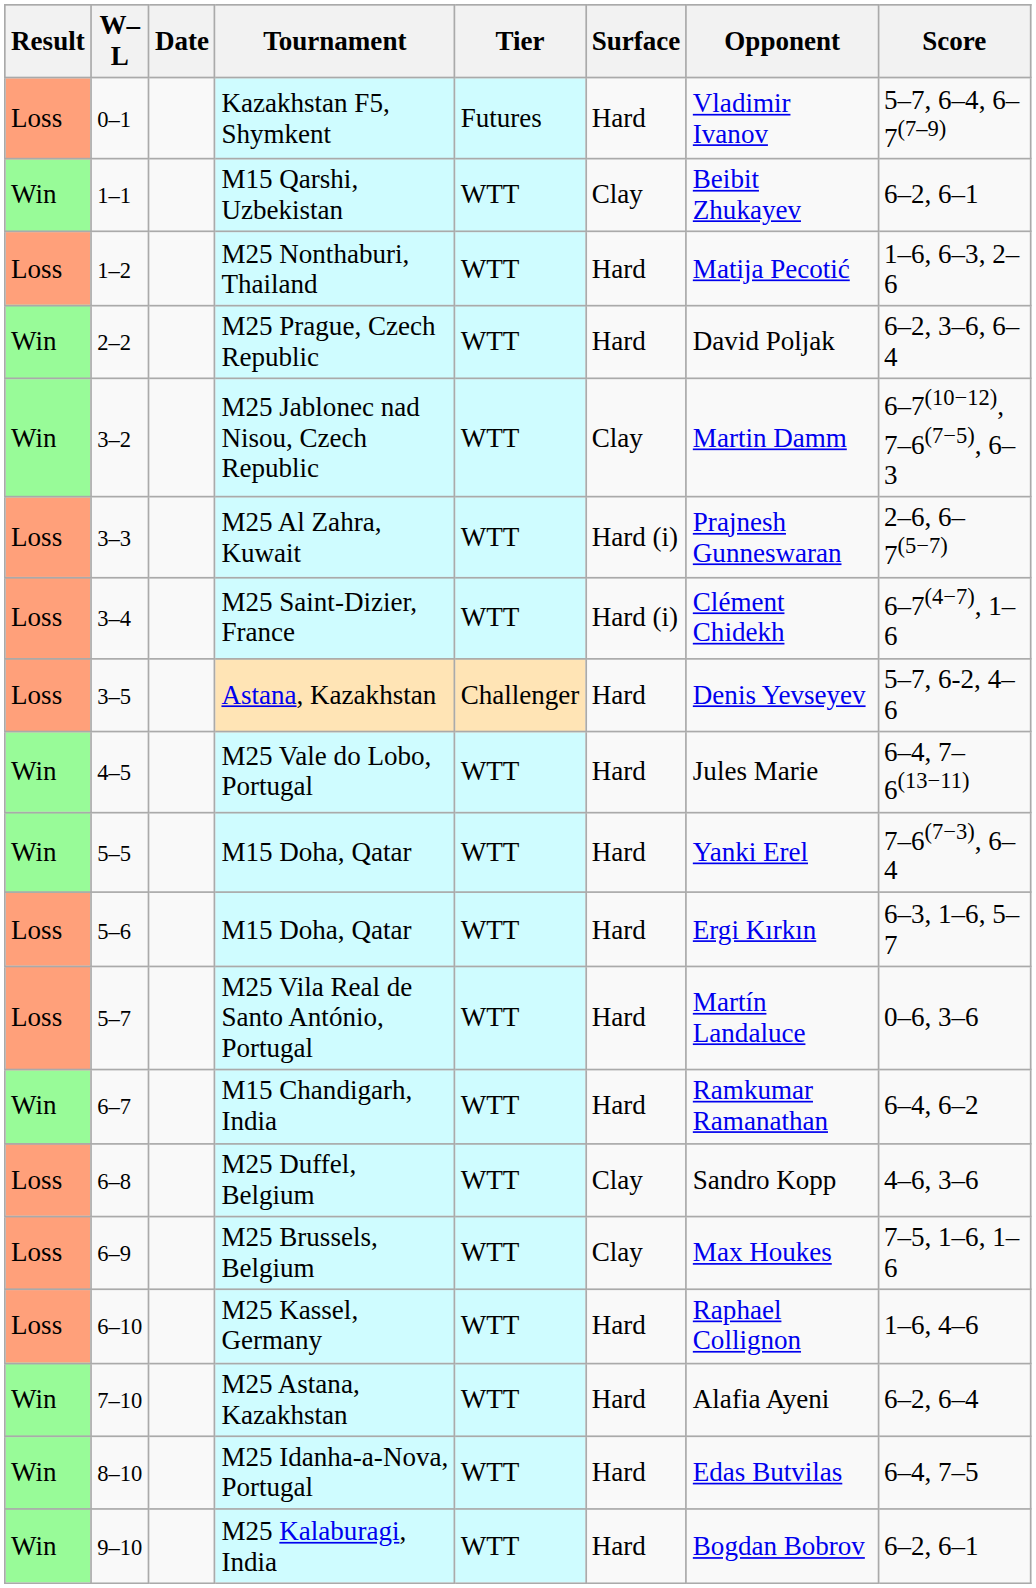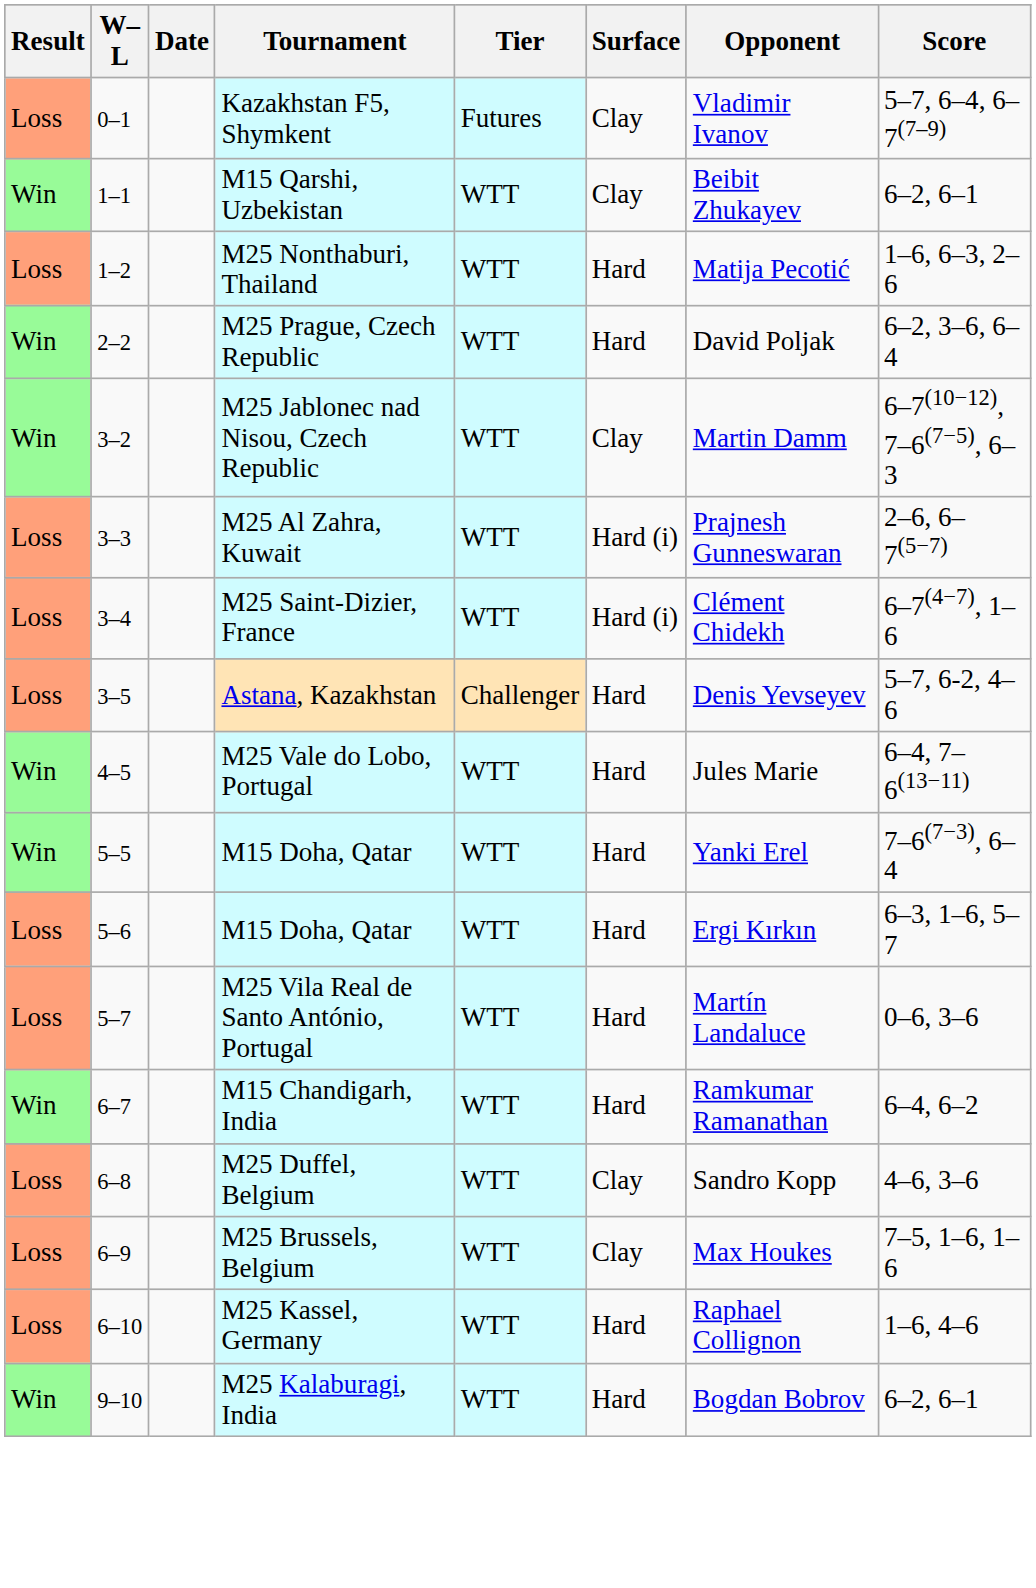(619, 118) Hard -> (617, 118) Clay
- row: (120, 1401)
- row: (120, 1474)
